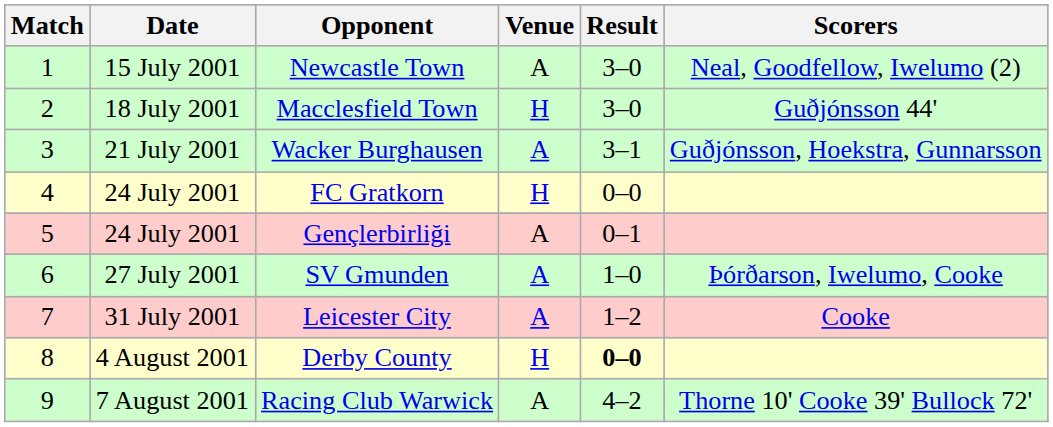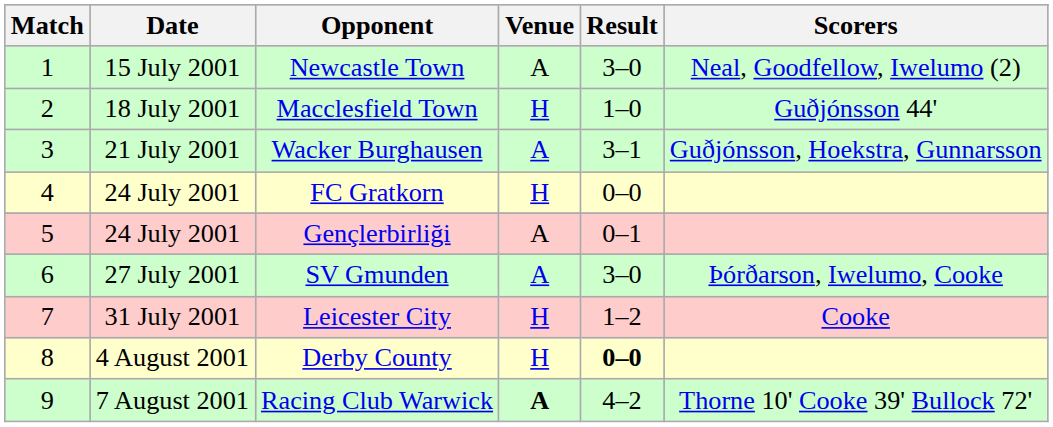(622, 108) 3–0 -> (622, 108) 1–0
(622, 274) 1–0 -> (622, 274) 3–0
(540, 316) A -> (540, 316) H
(540, 399) normal -> (540, 399) bold
